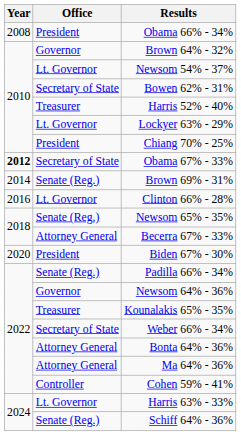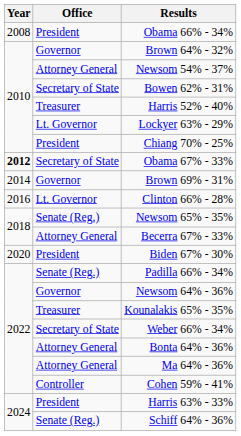(66, 69) Lt. Governor -> (77, 69) Attorney General
(68, 180) Senate (Reg.) -> (58, 180) Governor
(66, 402) Lt. Governor -> (58, 402) President
